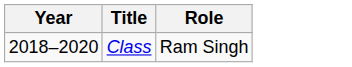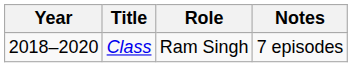+ column: (300, 18)
